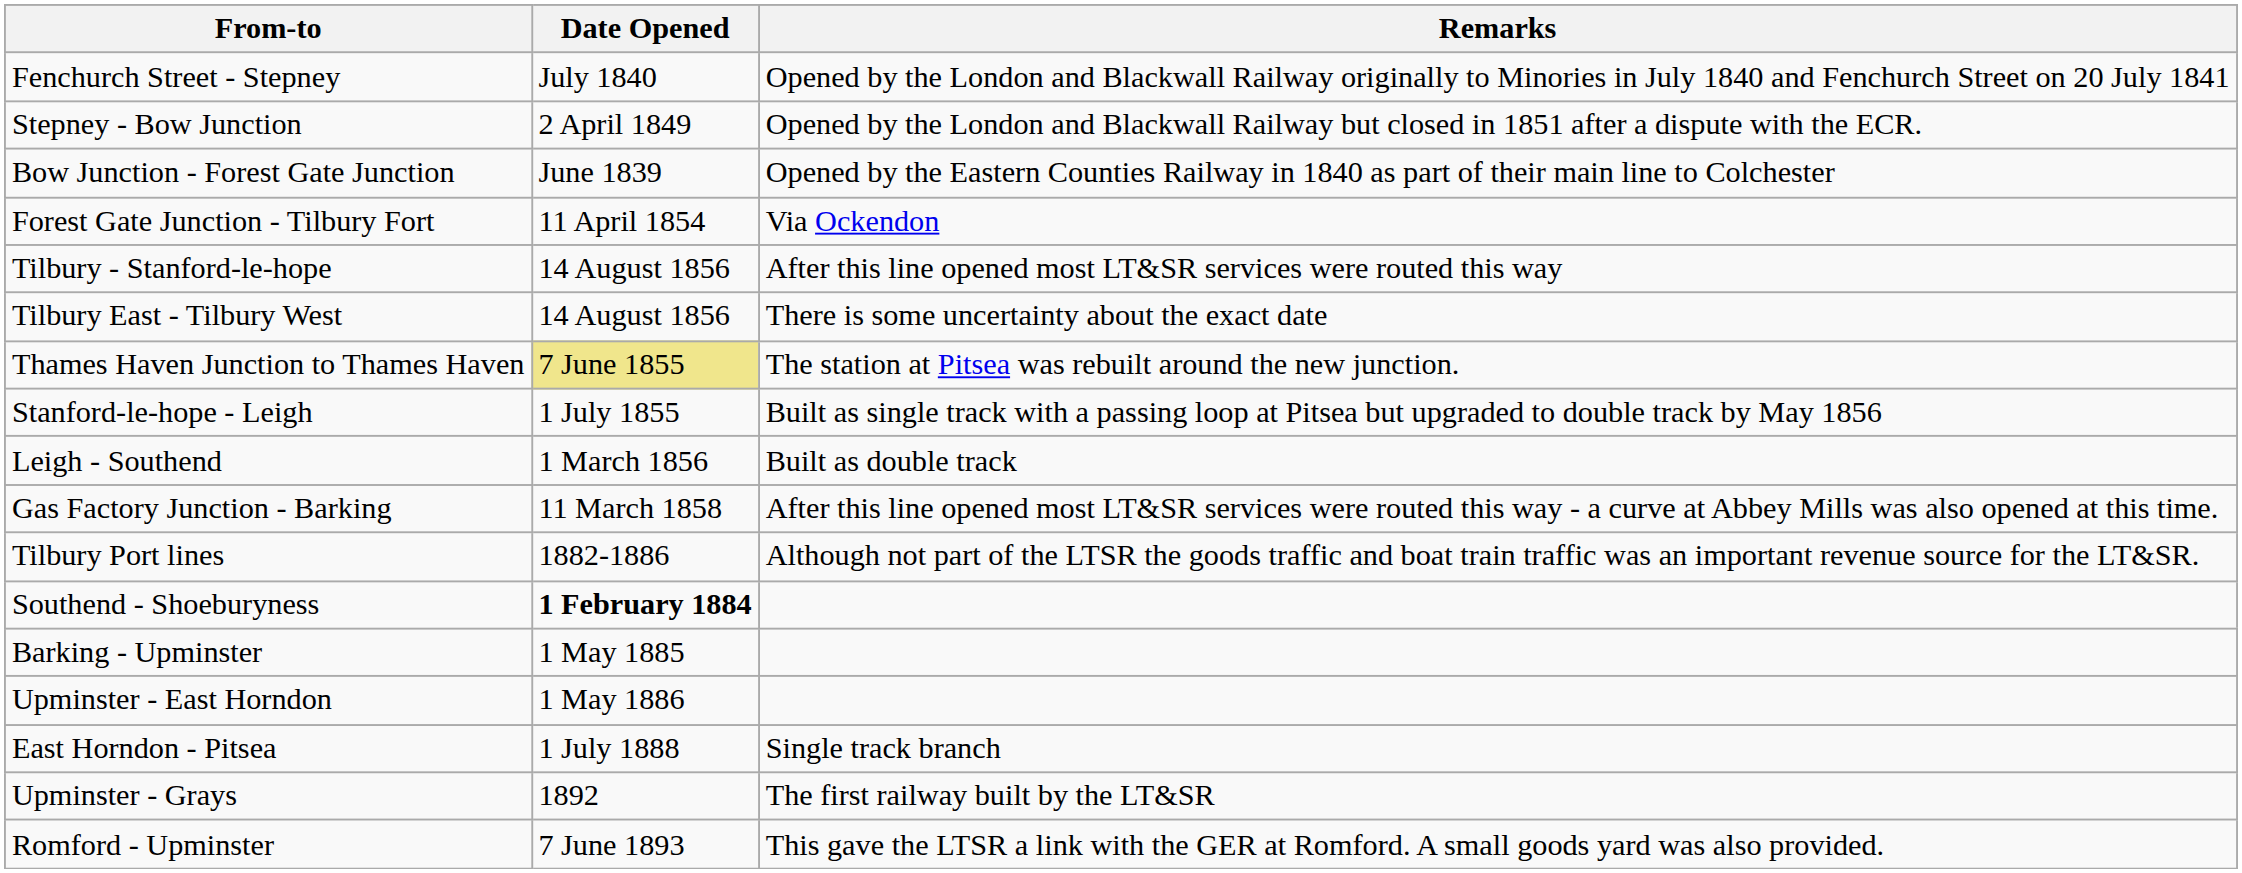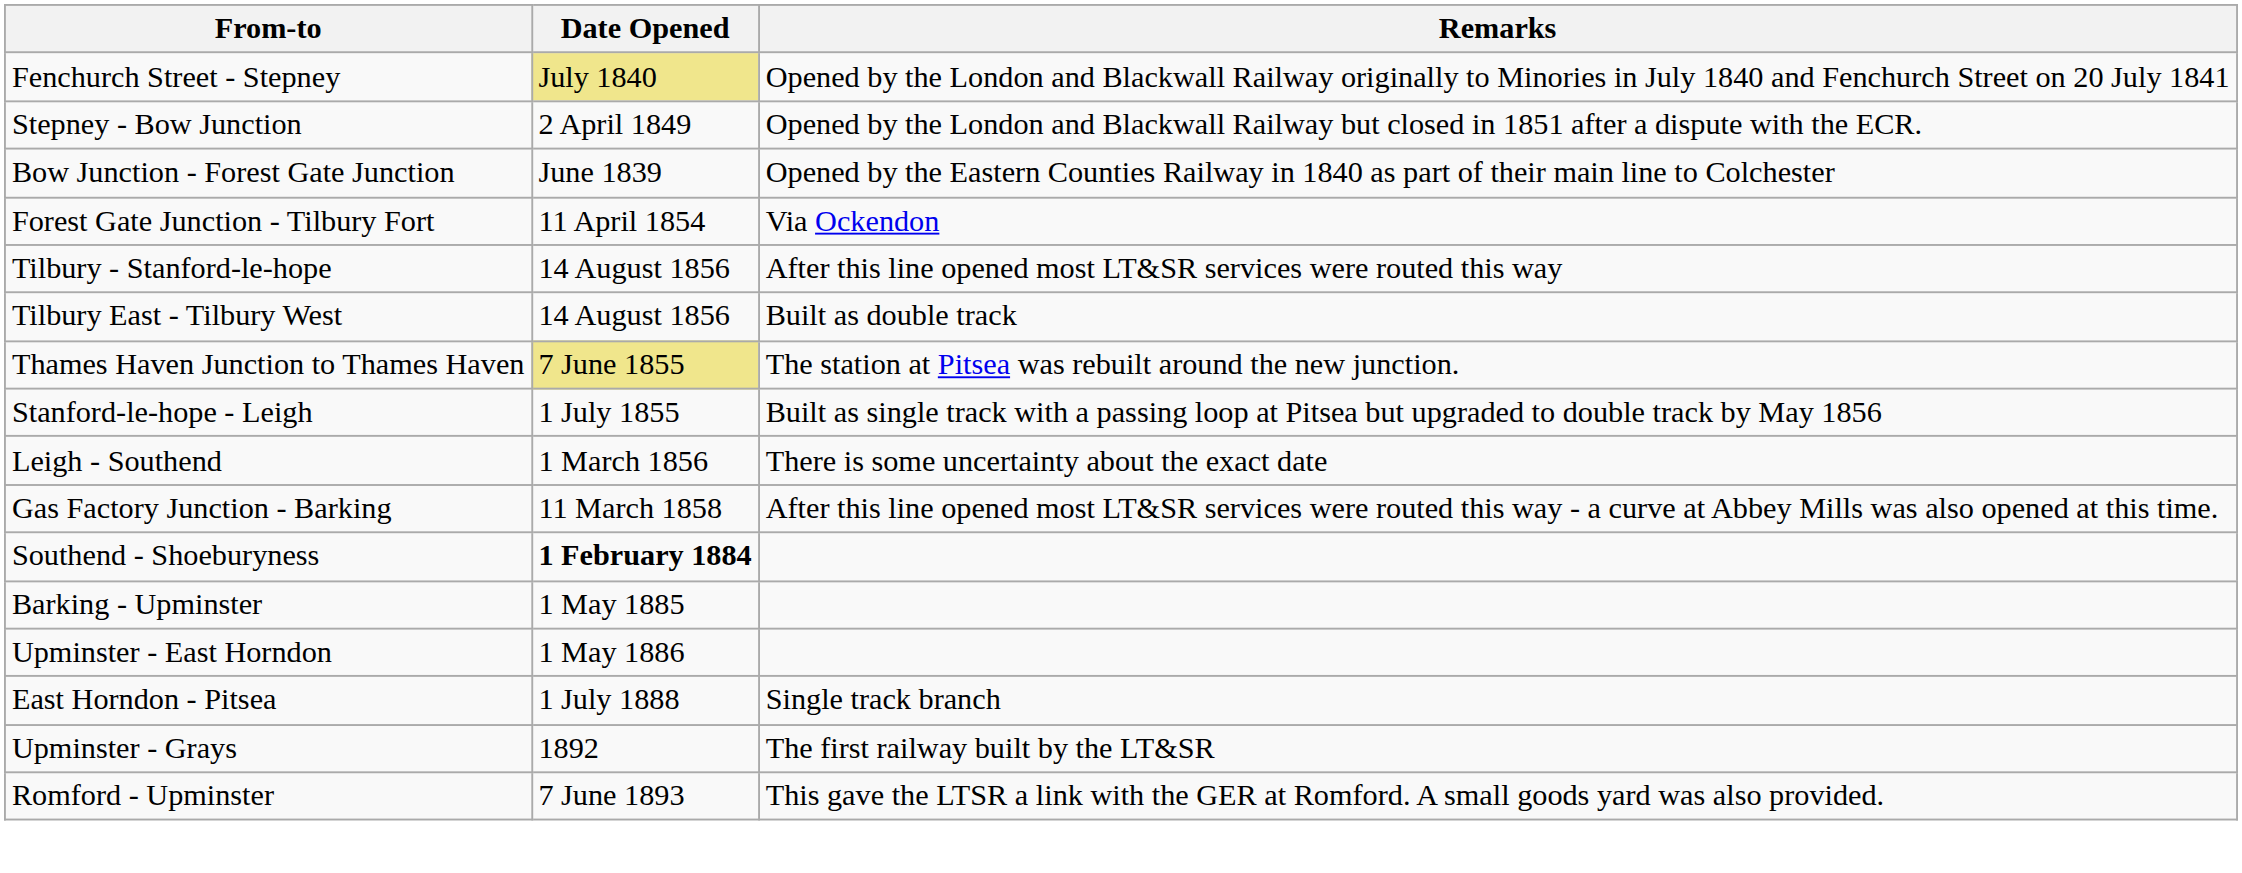(598, 76) no background -> (598, 76) khaki background
(1047, 316) There is some uncertainty about the exact date -> (891, 316) Built as double track
(891, 460) Built as double track -> (1047, 460) There is some uncertainty about the exact date
- row: (118, 556)
